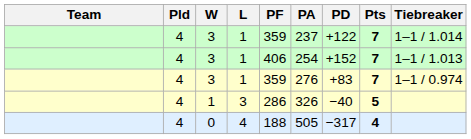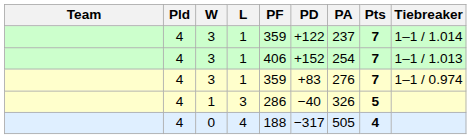columns swapped: (307, 15) <-> (341, 15)
